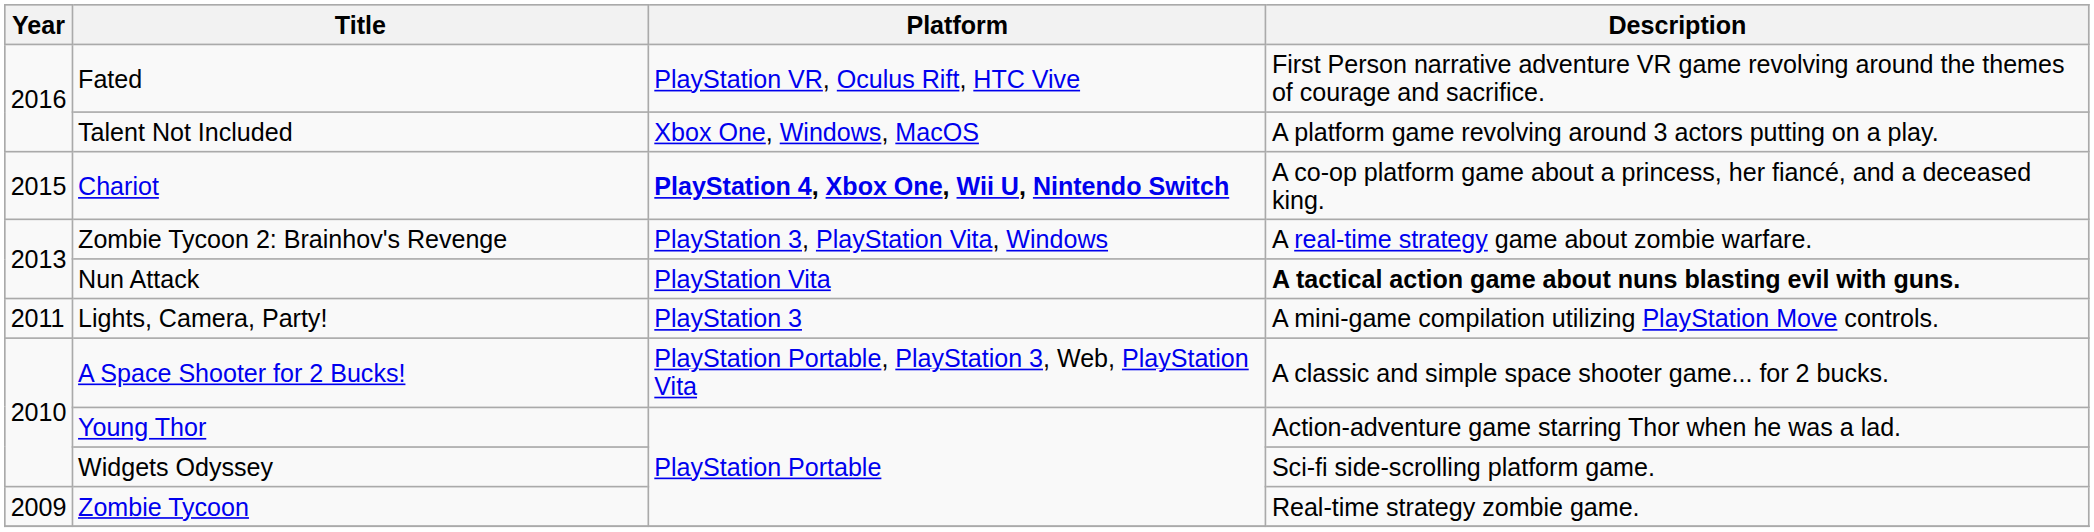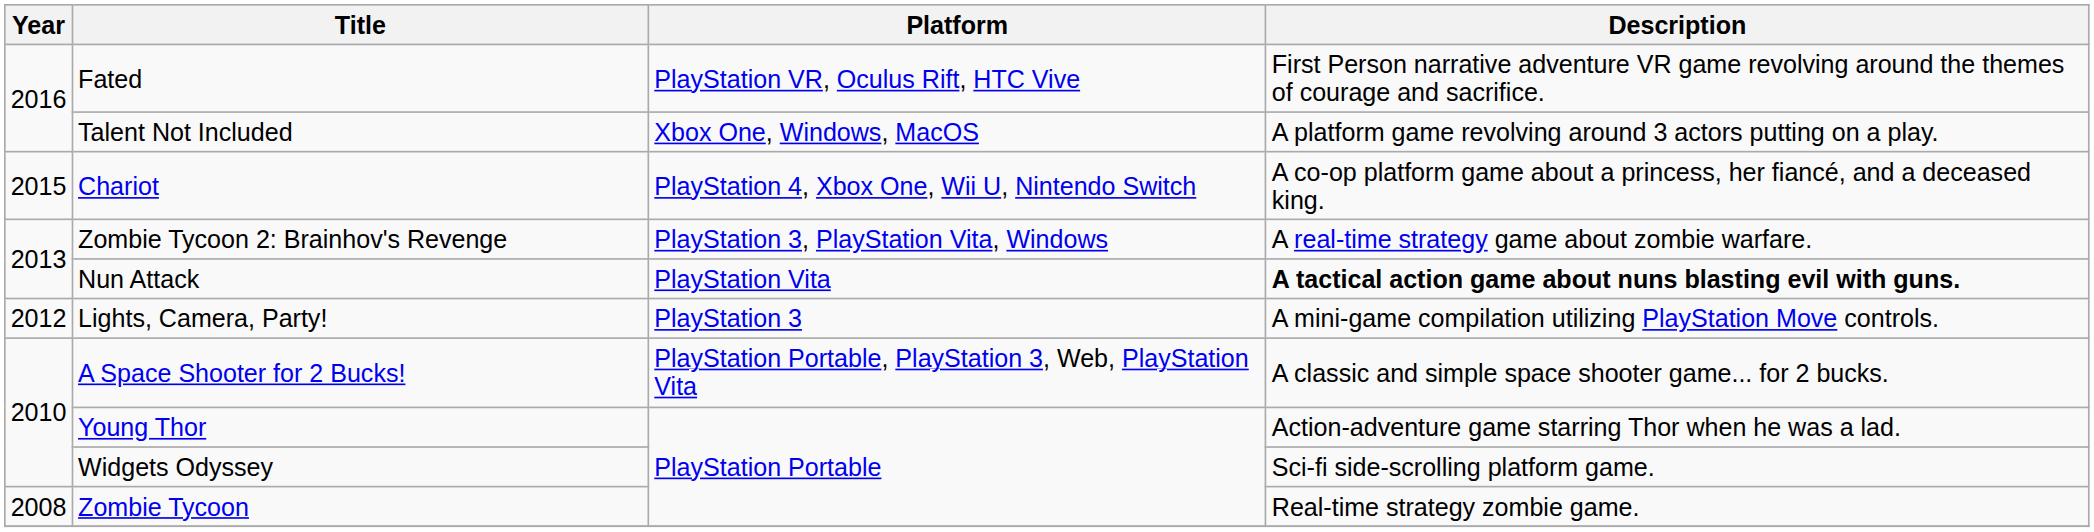(942, 186) bold -> (925, 186) normal
(38, 319) 2011 -> (39, 319) 2012
(39, 506) 2009 -> (39, 506) 2008
